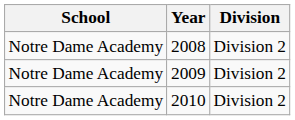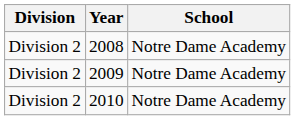columns swapped: (86, 18) <-> (250, 18)
